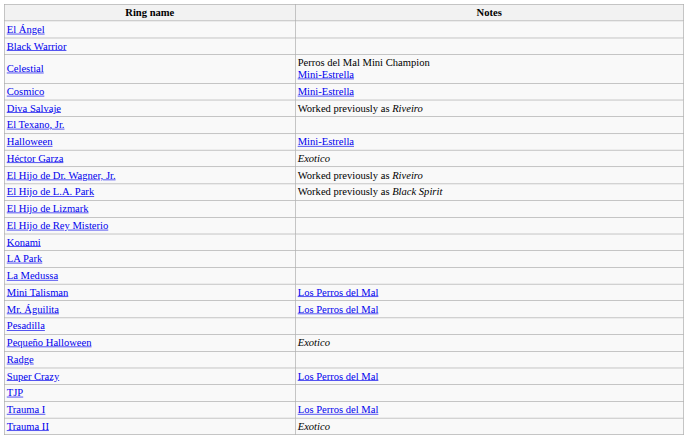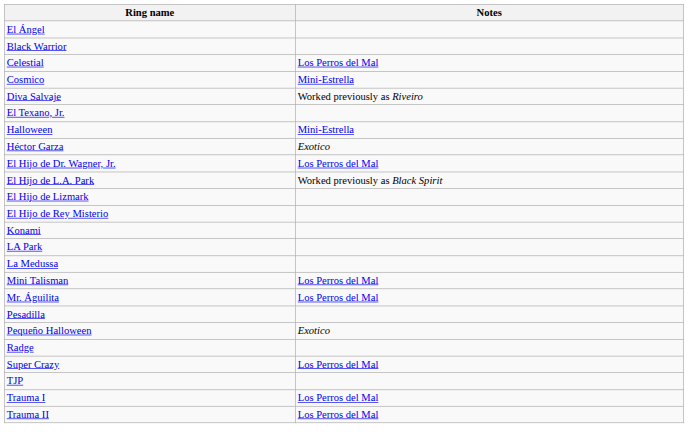(364, 69) Perros del Mal Mini Champion Mini-Estrella -> (338, 63) Los Perros del Mal
(360, 175) Worked previously as Riveiro -> (338, 163) Los Perros del Mal
(314, 426) Exotico -> (338, 414) Los Perros del Mal
